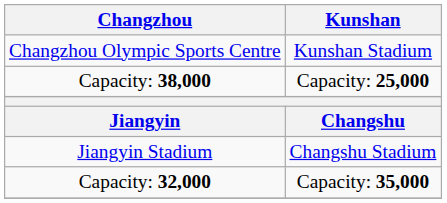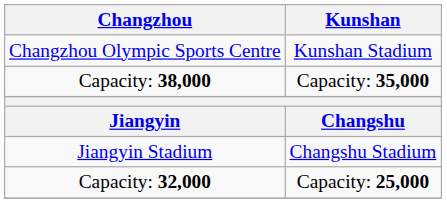(363, 81) Capacity: 25,000 -> (363, 81) Capacity: 35,000
(363, 182) Capacity: 35,000 -> (363, 182) Capacity: 25,000
